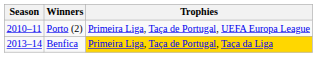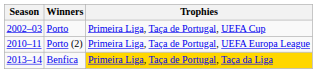+ row: (57, 28)
